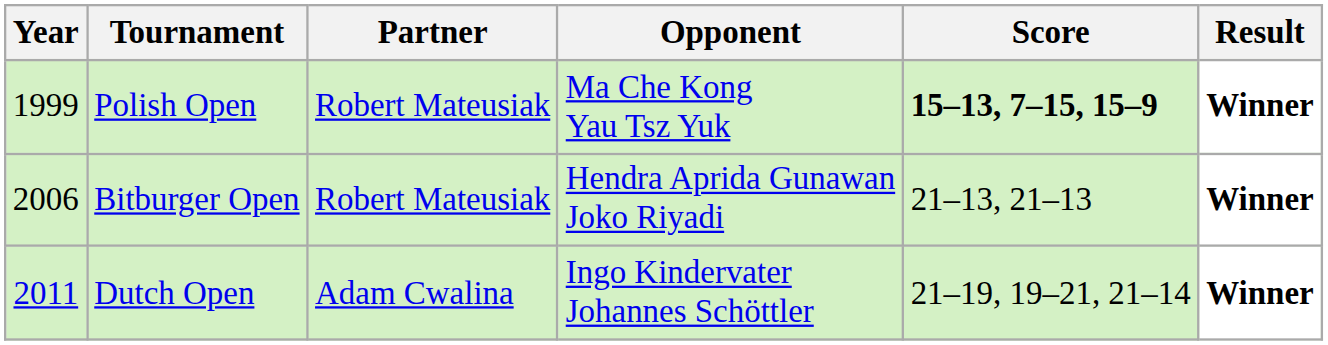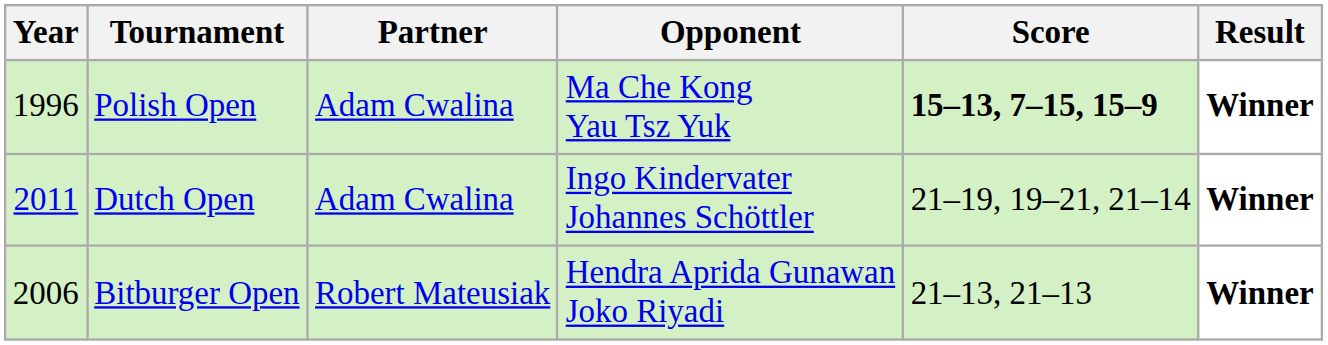(46, 105) 1999 -> (46, 105) 1996
(433, 105) Robert Mateusiak -> (414, 105) Adam Cwalina
rows swapped: (197, 199) <-> (174, 292)
